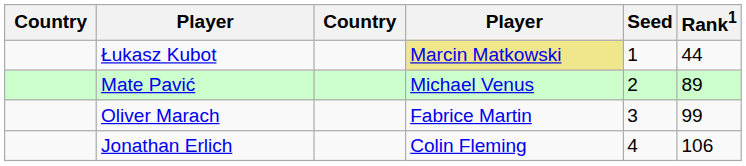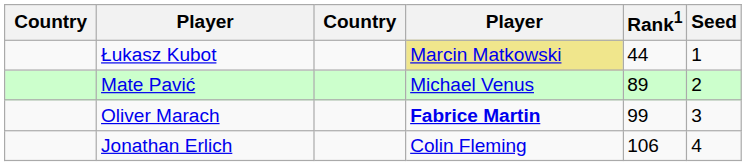columns swapped: (709, 22) <-> (650, 22)
(471, 115) normal -> (475, 115) bold
